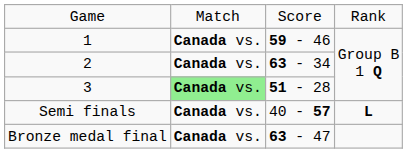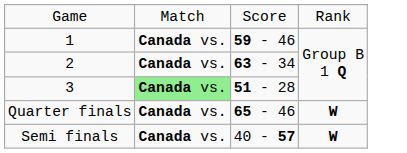+ row: (70, 112)
(368, 112) L -> (333, 136) W
- row: (87, 136)
